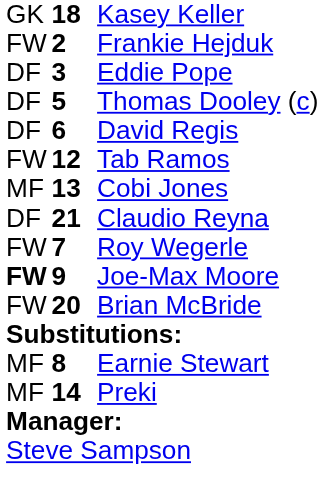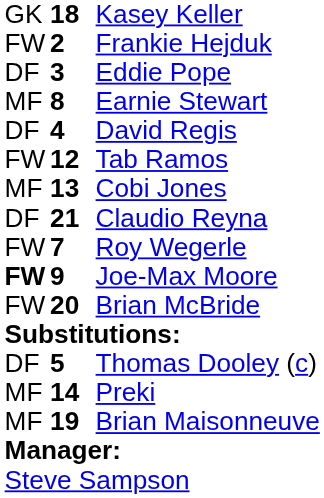rows swapped: (208, 101) <-> (183, 363)
(59, 130) 6 -> (57, 130) 4
+ row: (208, 421)
